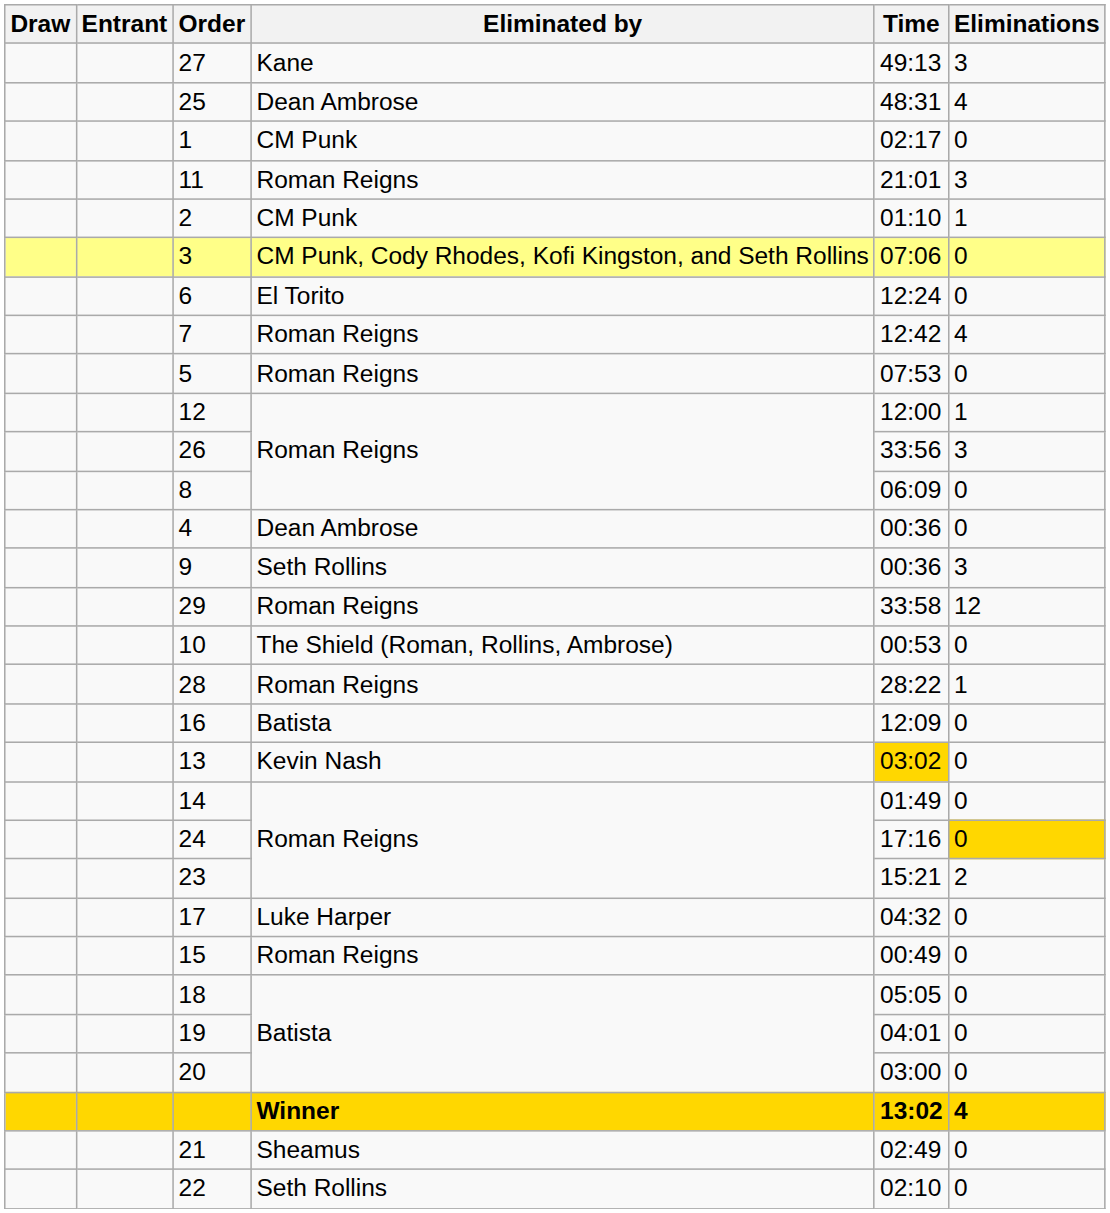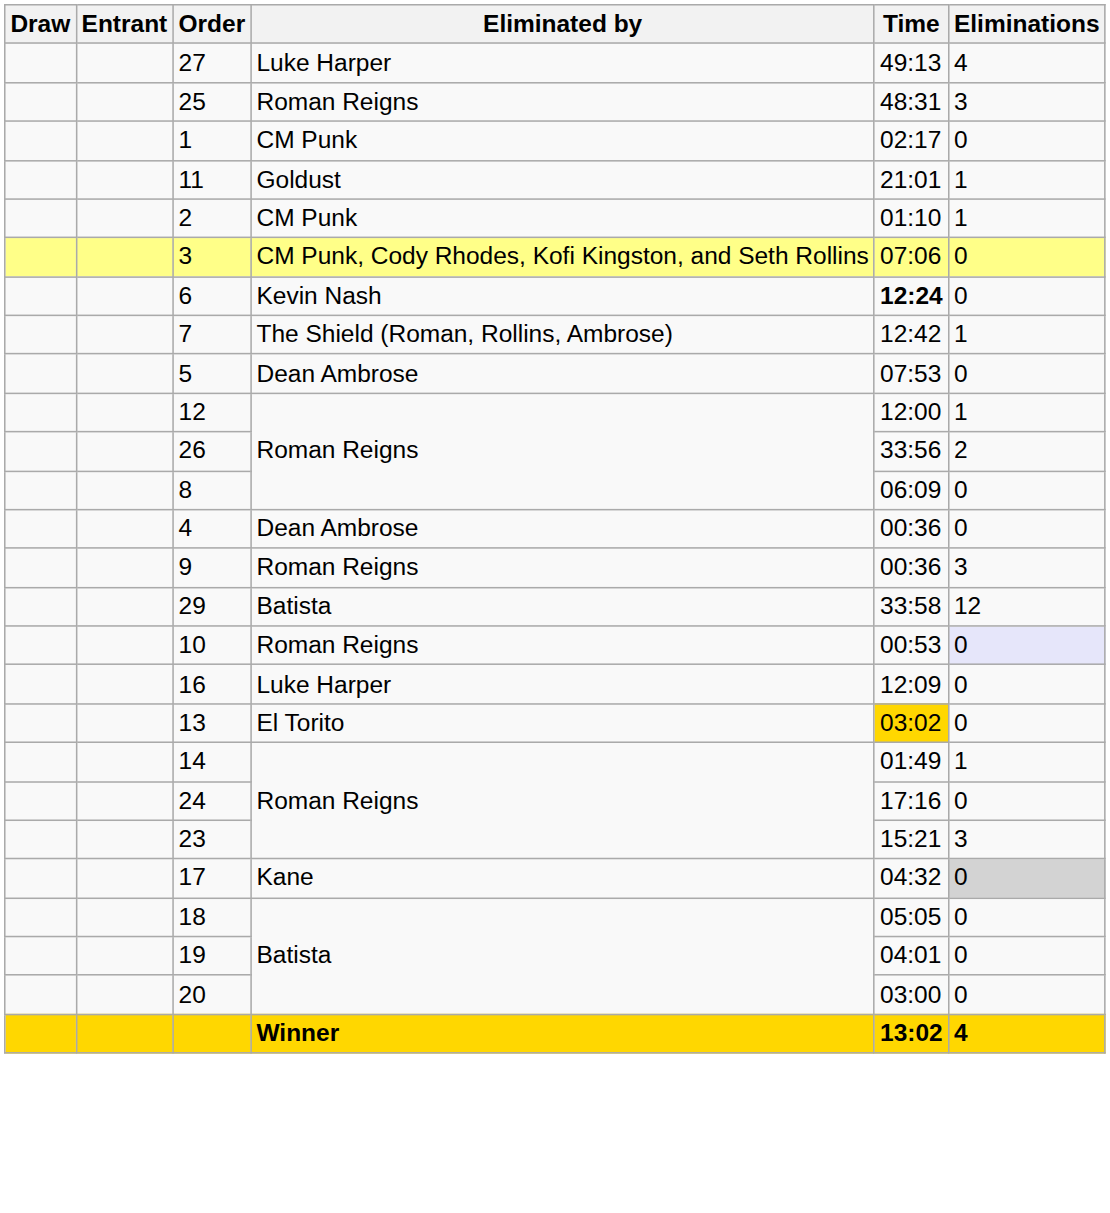(285, 62) Kane -> (324, 62) Luke Harper
(961, 62) 3 -> (961, 62) 4
(337, 101) Dean Ambrose -> (337, 101) Roman Reigns
(961, 101) 4 -> (961, 101) 3
(337, 179) Roman Reigns -> (299, 179) Goldust
(961, 179) 3 -> (961, 179) 1
(300, 295) El Torito -> (319, 295) Kevin Nash
(911, 295) normal -> (911, 295) bold
(337, 334) Roman Reigns -> (465, 334) The Shield (Roman, Rollins, Ambrose)
(961, 334) 4 -> (961, 334) 1
(337, 373) Roman Reigns -> (337, 373) Dean Ambrose
(961, 450) 3 -> (961, 450) 2
(322, 567) Seth Rollins -> (337, 567) Roman Reigns
(337, 606) Roman Reigns -> (294, 606) Batista
(465, 645) The Shield (Roman, Rollins, Ambrose) -> (337, 645) Roman Reigns
(961, 645) no background -> (961, 645) lavender background
- row: (192, 683)
(294, 722) Batista -> (324, 683) Luke Harper
(319, 761) Kevin Nash -> (300, 722) El Torito
(961, 800) 0 -> (961, 761) 1
(961, 839) gold background -> (961, 800) no background
(961, 878) 2 -> (961, 839) 3
(324, 916) Luke Harper -> (285, 878) Kane
(961, 916) no background -> (961, 878) lightgrey background
- row: (192, 955)
- row: (192, 1149)
- row: (192, 1188)
